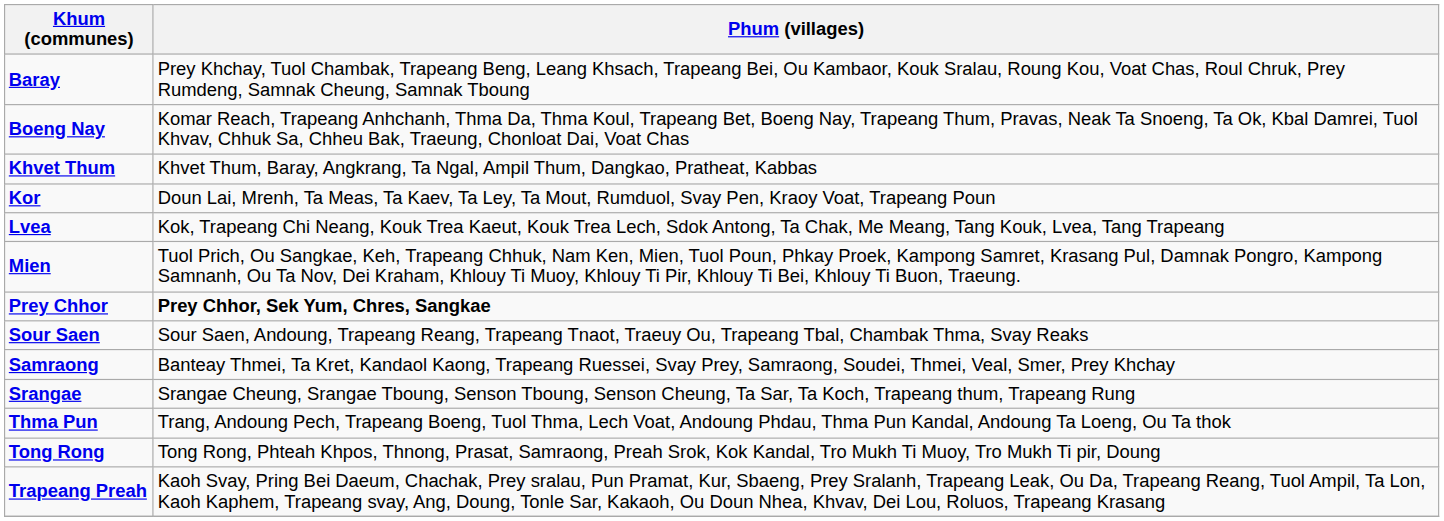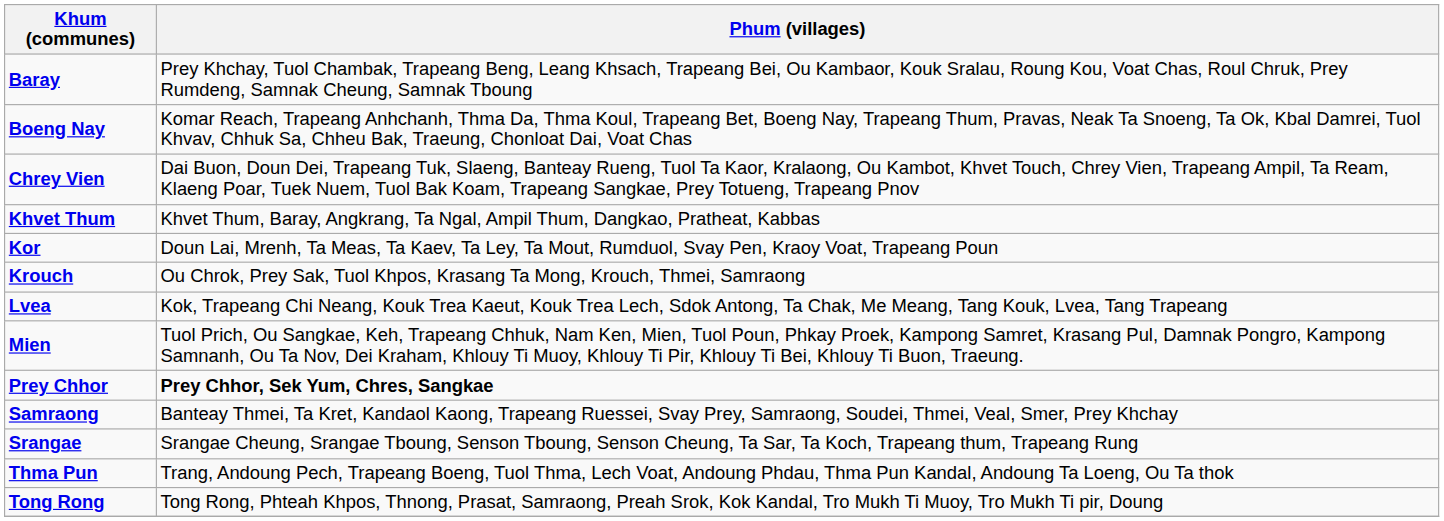+ row: (57, 179)
+ row: (41, 276)
- row: (54, 335)
- row: (78, 491)
